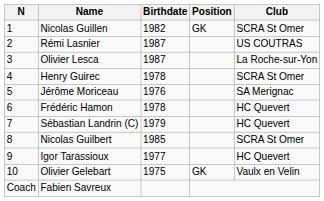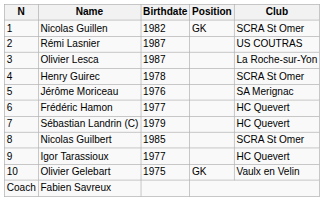(154, 108) 1978 -> (154, 108) 1977
